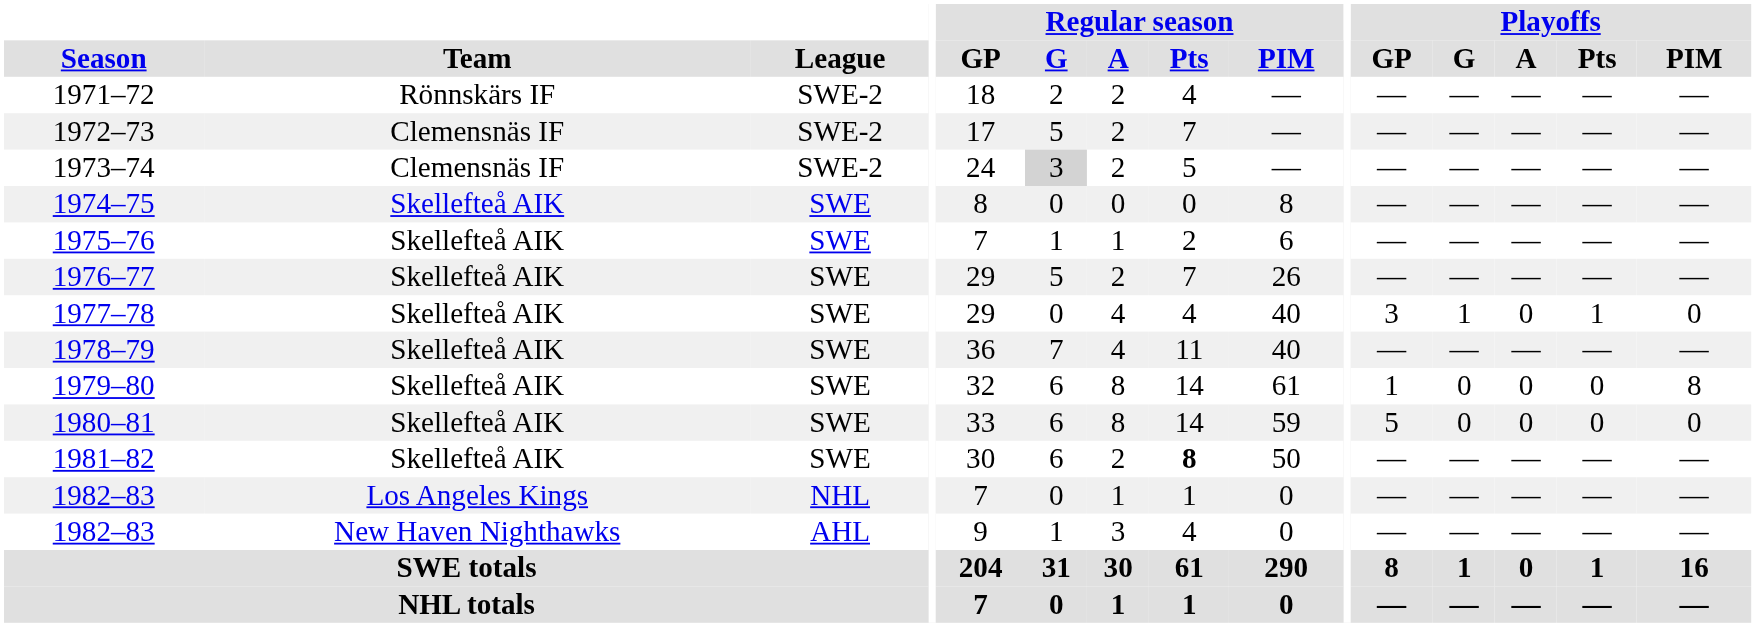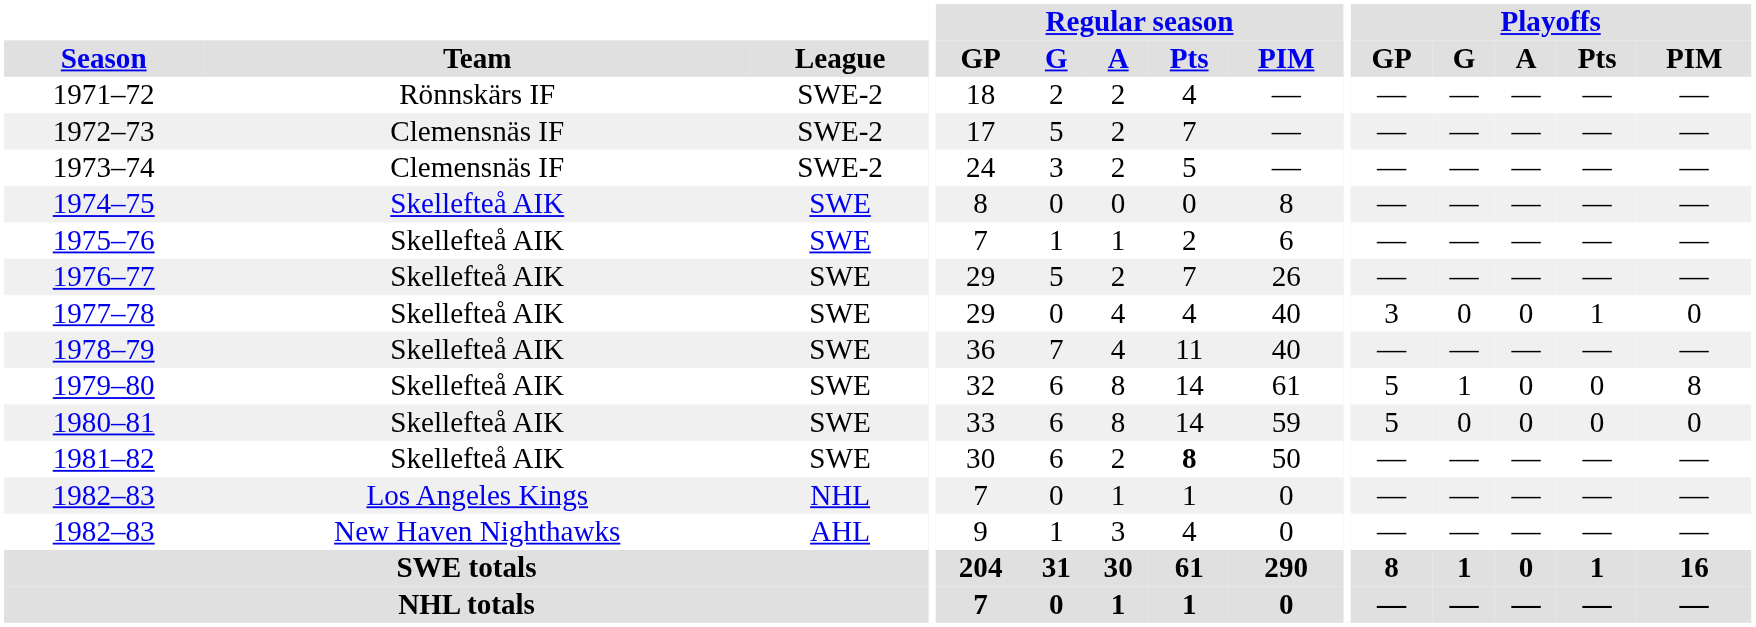(1056, 167) lightgrey background -> (1056, 167) no background
(1464, 312) 1 -> (1464, 312) 0
(1392, 385) 1 -> (1392, 385) 5
(1464, 385) 0 -> (1464, 385) 1
